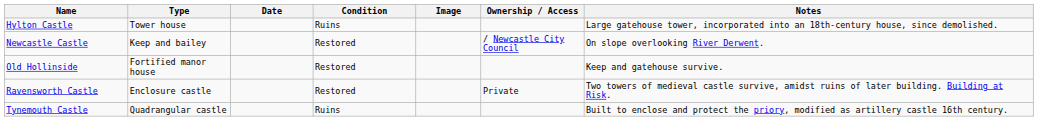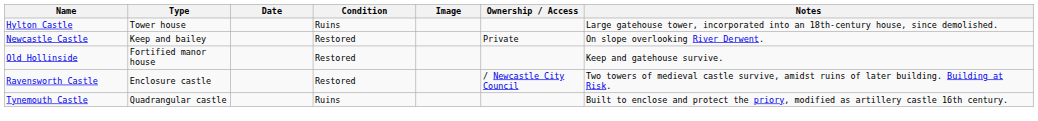(524, 44) / Newcastle City Council -> (501, 39) Private
(501, 91) Private -> (524, 81) / Newcastle City Council
